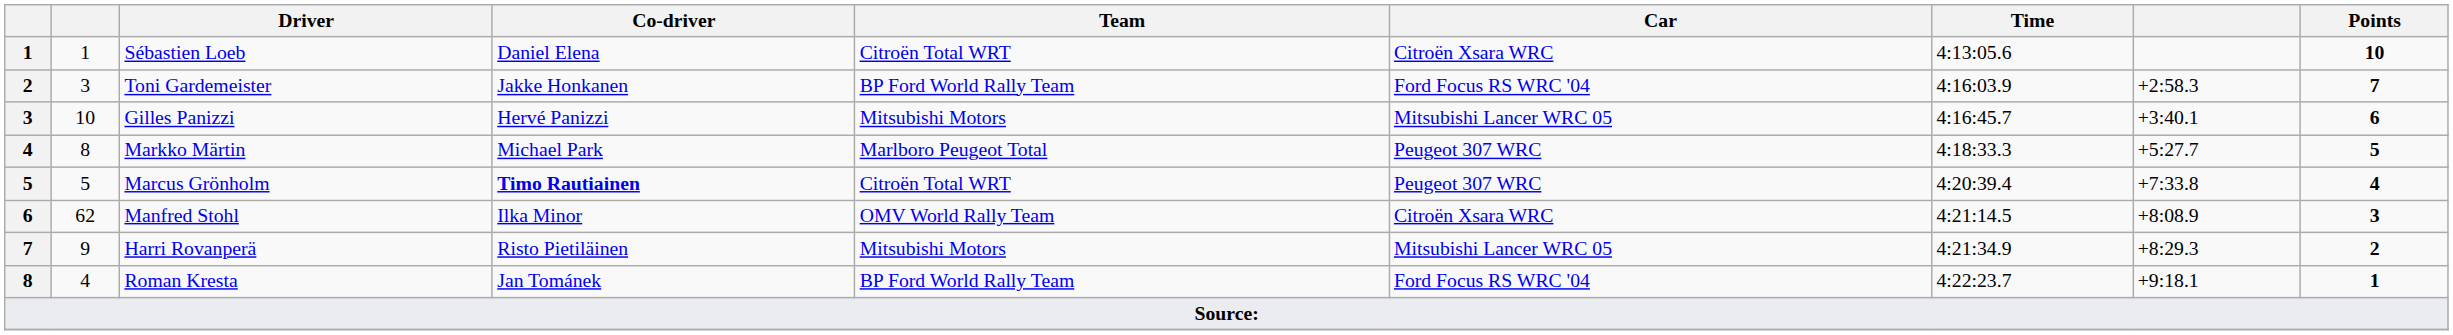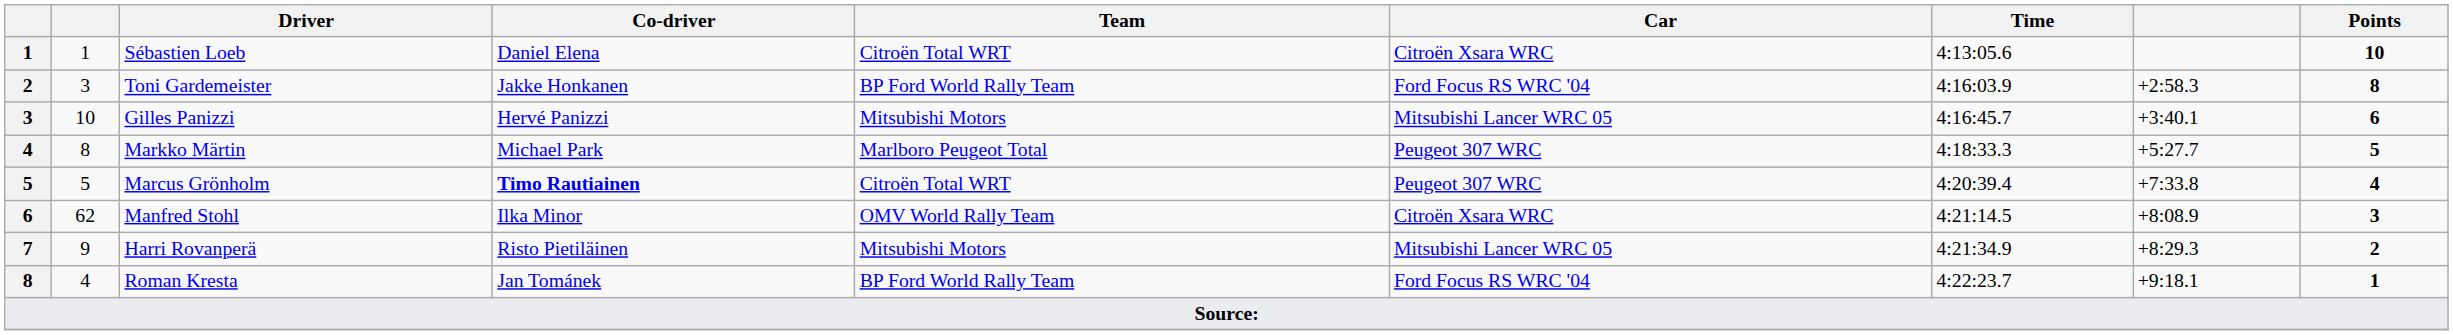(2375, 85) 7 -> (2375, 85) 8
